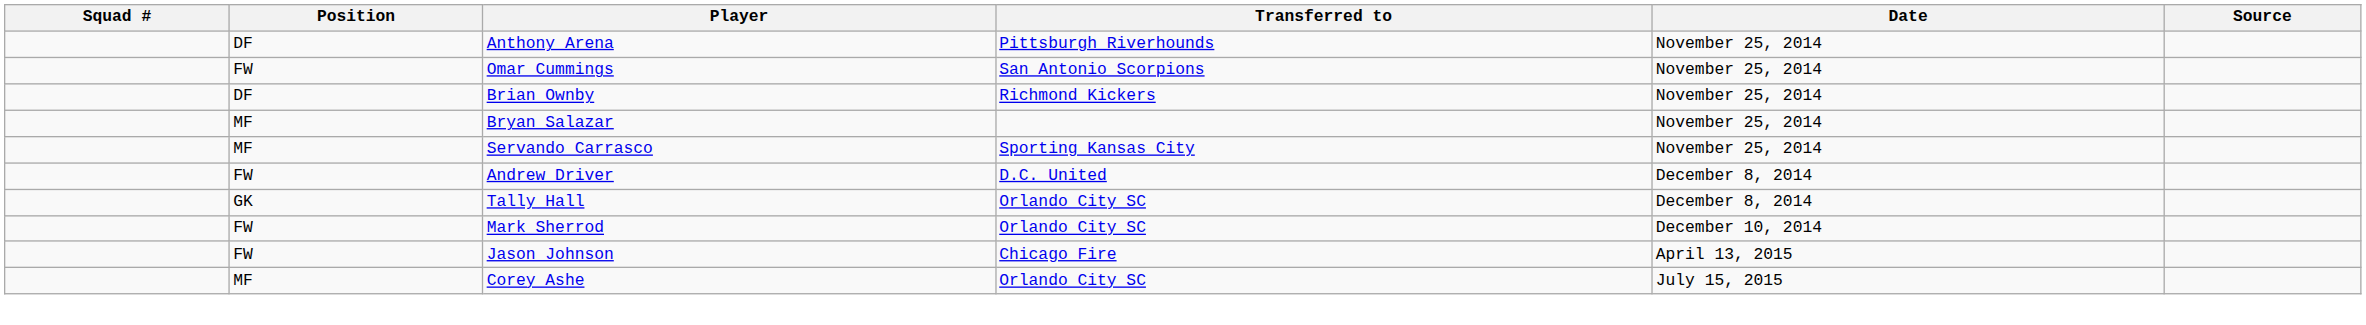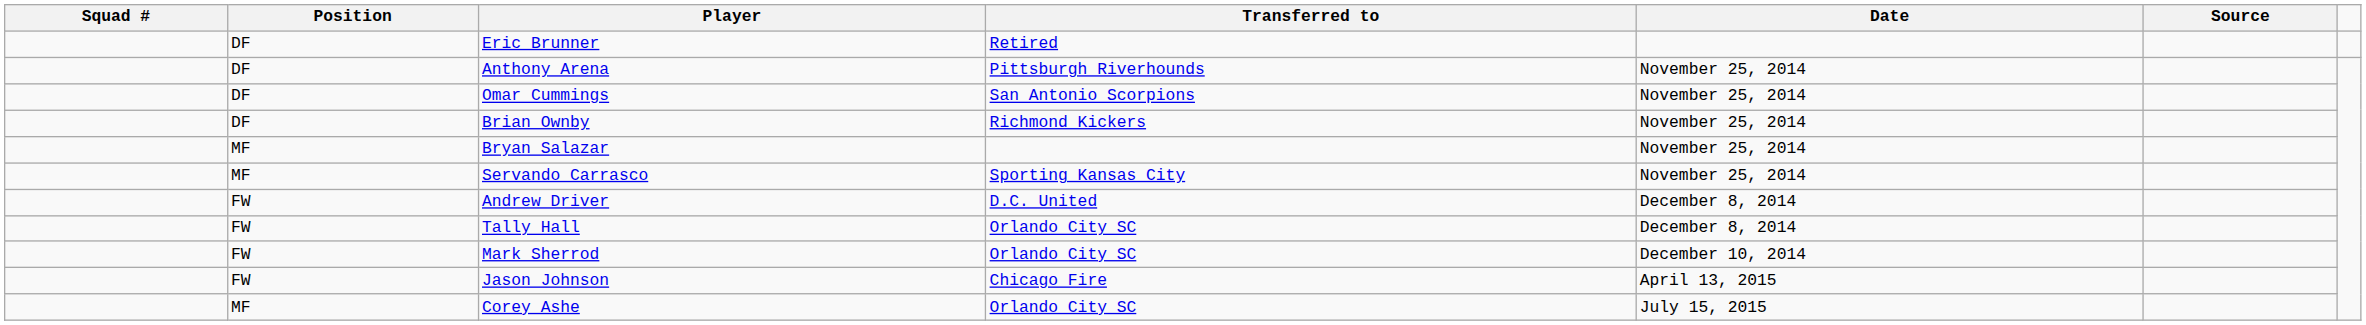+ row: (541, 44)
(243, 71) FW -> (241, 97) DF
(243, 202) GK -> (241, 229) FW
